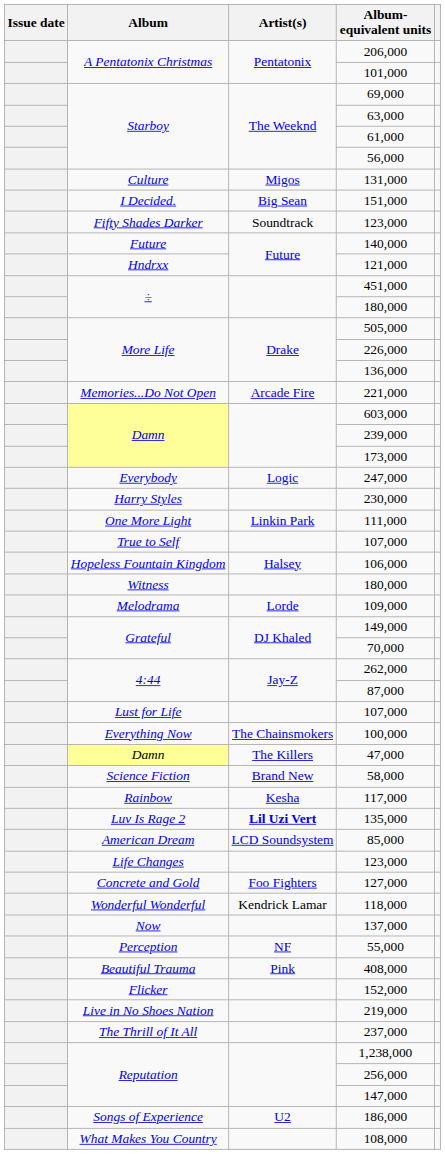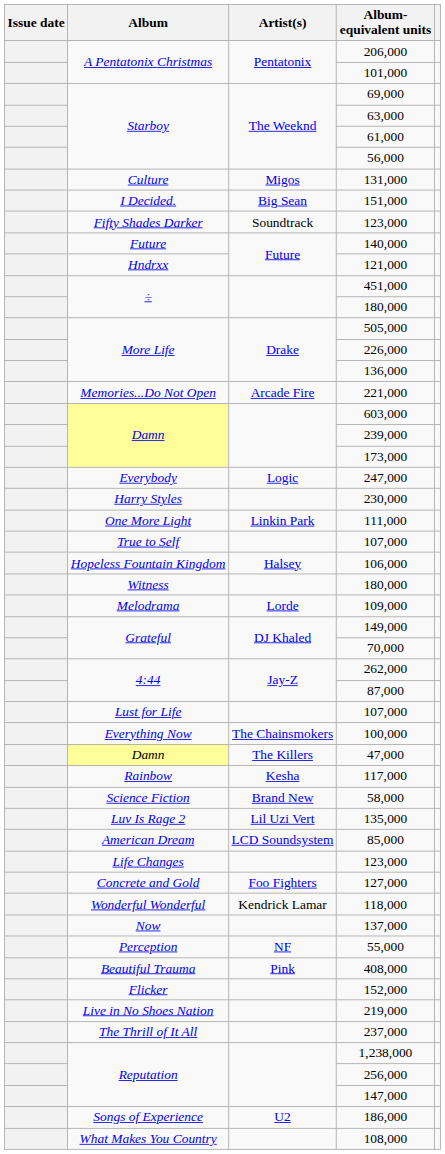rows swapped: (148, 797) <-> (148, 776)
(283, 818) bold -> (283, 818) normal
